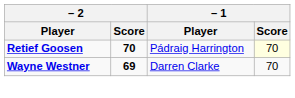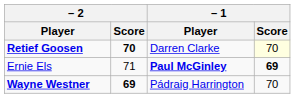(197, 48) Pádraig Harrington -> (185, 48) Darren Clarke
+ row: (29, 66)
(185, 66) Darren Clarke -> (197, 84) Pádraig Harrington
